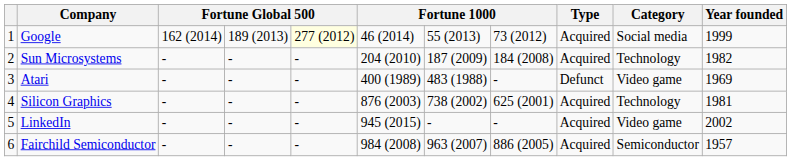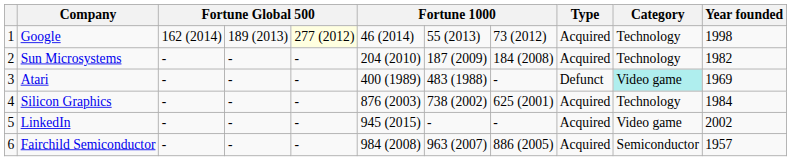(652, 36) Social media -> (649, 36) Technology
(719, 36) 1999 -> (719, 36) 1998
(649, 79) no background -> (649, 79) paleturquoise background
(719, 101) 1981 -> (719, 101) 1984
